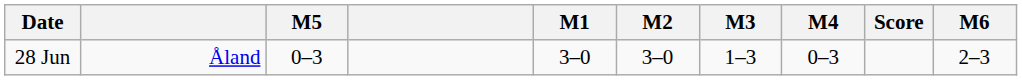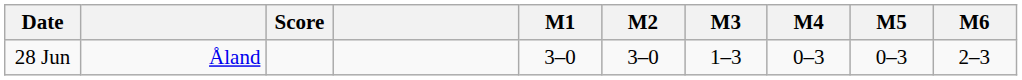columns swapped: (899, 22) <-> (307, 22)
